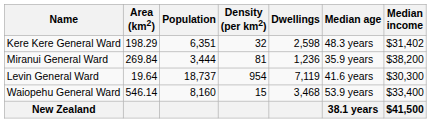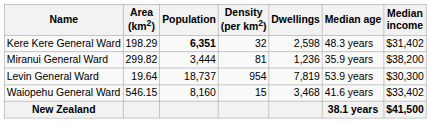(203, 43) normal -> (203, 43) bold
(141, 60) 269.84 -> (141, 60) 299.82
(307, 76) 7,119 -> (307, 76) 7,819
(349, 76) 41.6 years -> (349, 76) 53.9 years
(141, 93) 546.14 -> (141, 93) 546.15
(349, 93) 53.9 years -> (349, 93) 41.6 years
(405, 93) $33,400 -> (405, 93) $33,402
